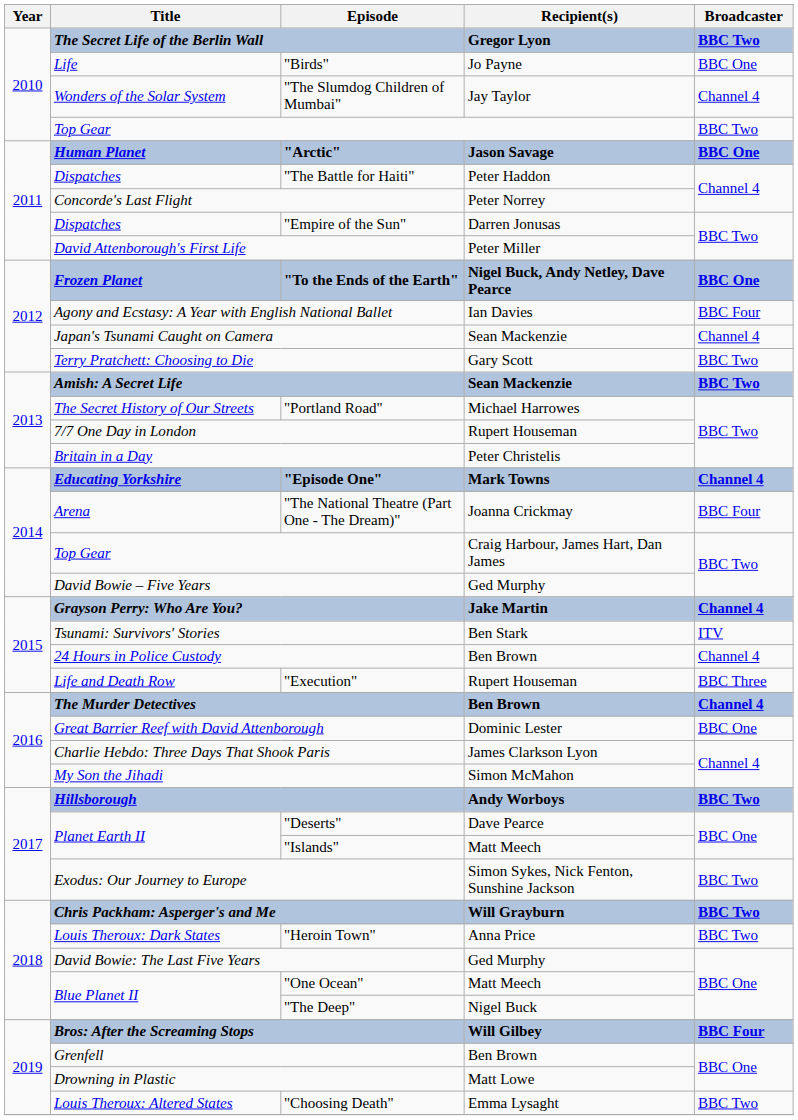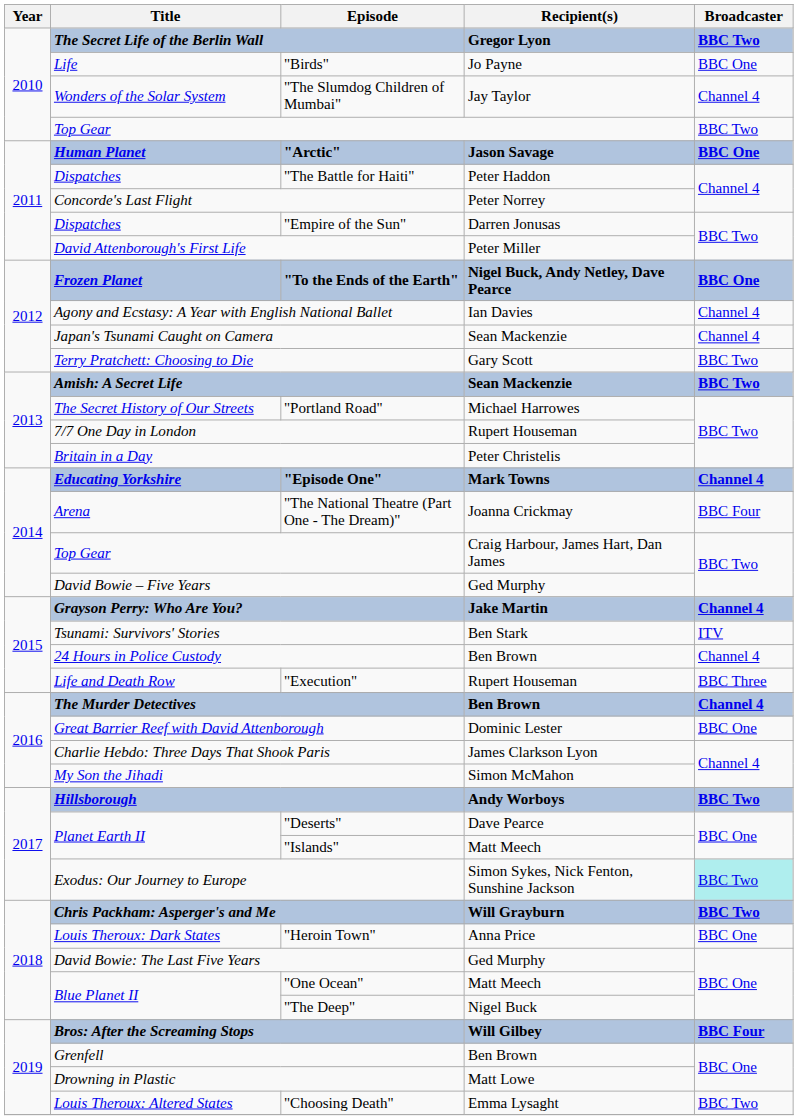(729, 312) BBC Four -> (729, 312) Channel 4
(728, 879) no background -> (728, 879) paleturquoise background
(728, 935) BBC Two -> (727, 935) BBC One
